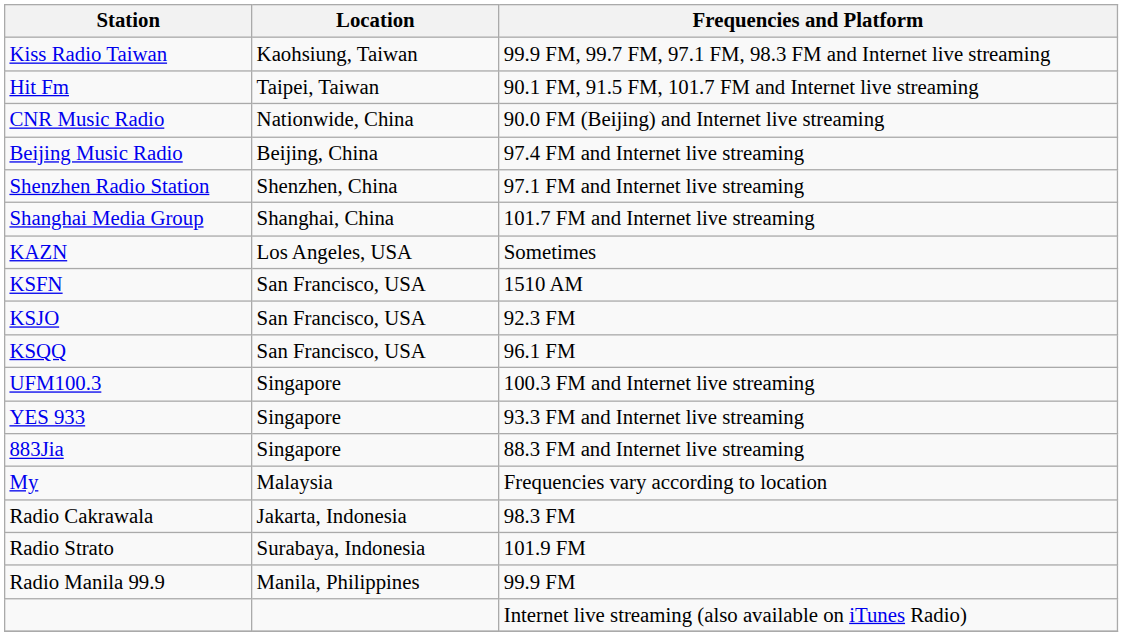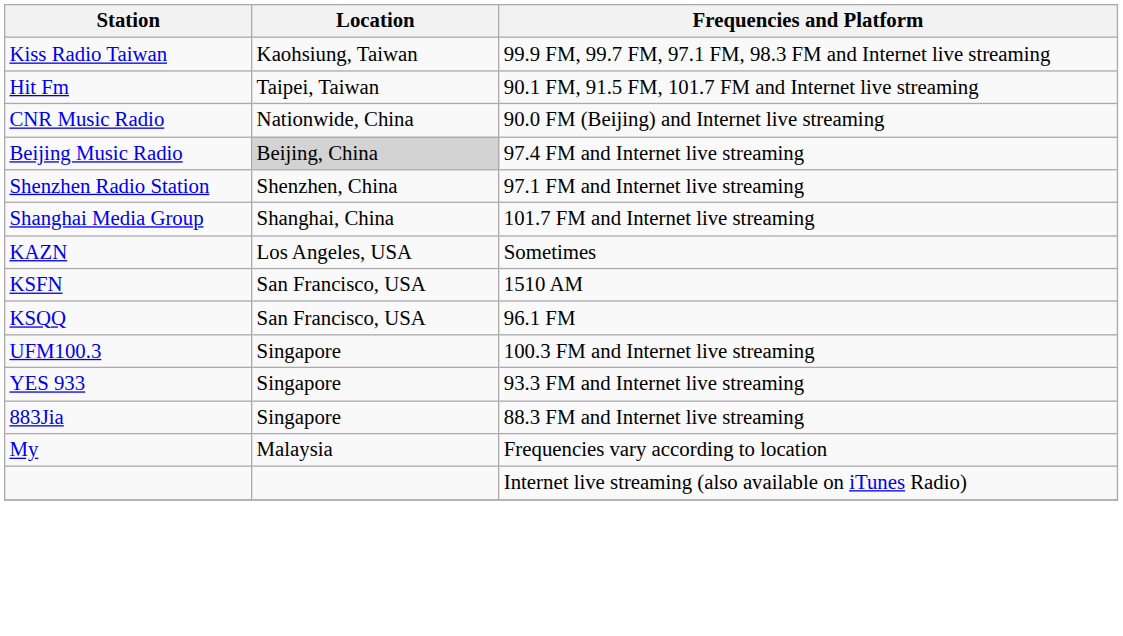(317, 152) no background -> (317, 152) lightgrey background
- row: (34, 317)
- row: (81, 515)
- row: (62, 548)
- row: (87, 581)
